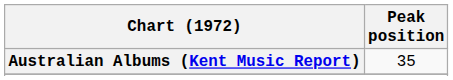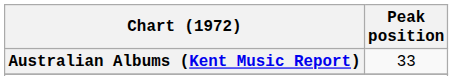(406, 62) 35 -> (406, 62) 33
